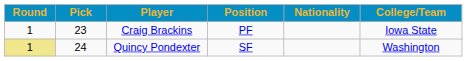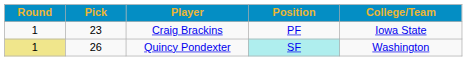- column: (322, 13)
(81, 47) 24 -> (96, 47) 26
(246, 47) no background -> (294, 47) paleturquoise background
